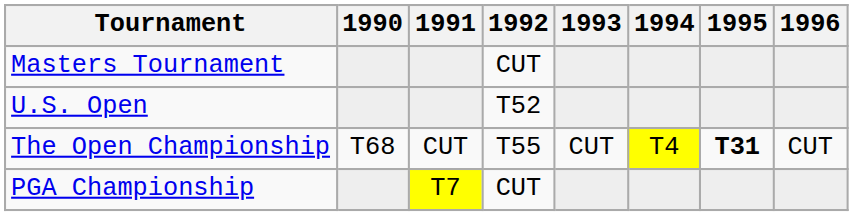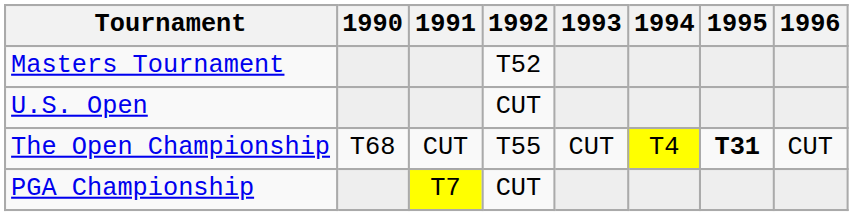(518, 67) CUT -> (518, 67) T52
(518, 108) T52 -> (518, 108) CUT
